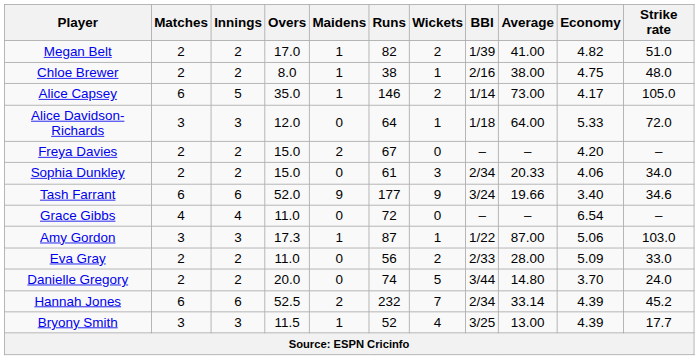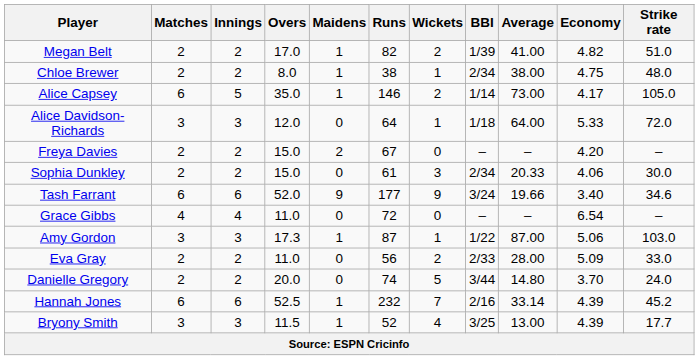(482, 72) 2/16 -> (482, 72) 2/34
(659, 173) 34.0 -> (659, 173) 30.0
(339, 301) 2 -> (339, 301) 1
(482, 301) 2/34 -> (482, 301) 2/16
